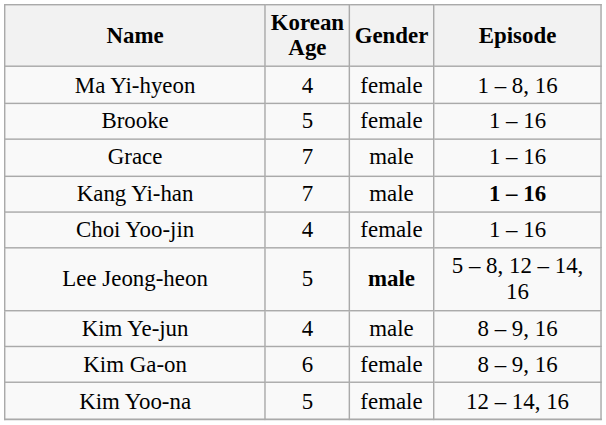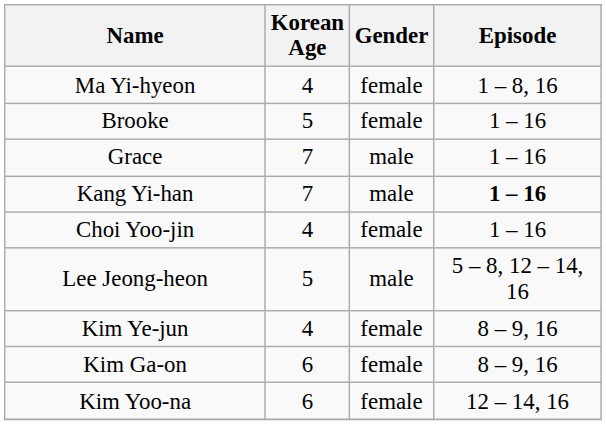(391, 278) bold -> (391, 278) normal
(391, 328) male -> (391, 328) female
(307, 400) 5 -> (307, 400) 6
